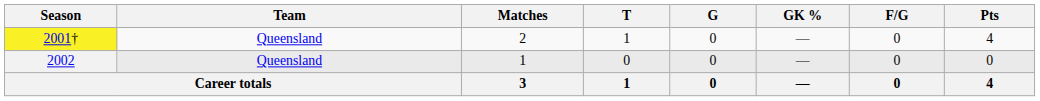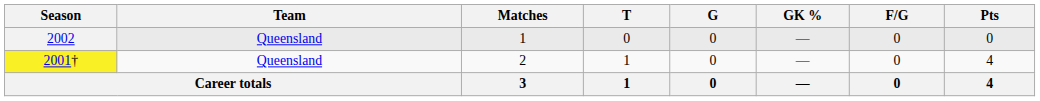rows swapped: (61, 39) <-> (61, 61)
